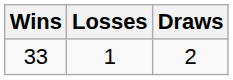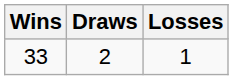columns swapped: (110, 21) <-> (191, 21)
